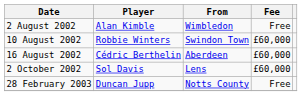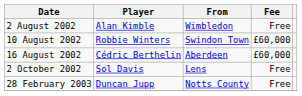(272, 69) £60,000 -> (280, 69) Free
